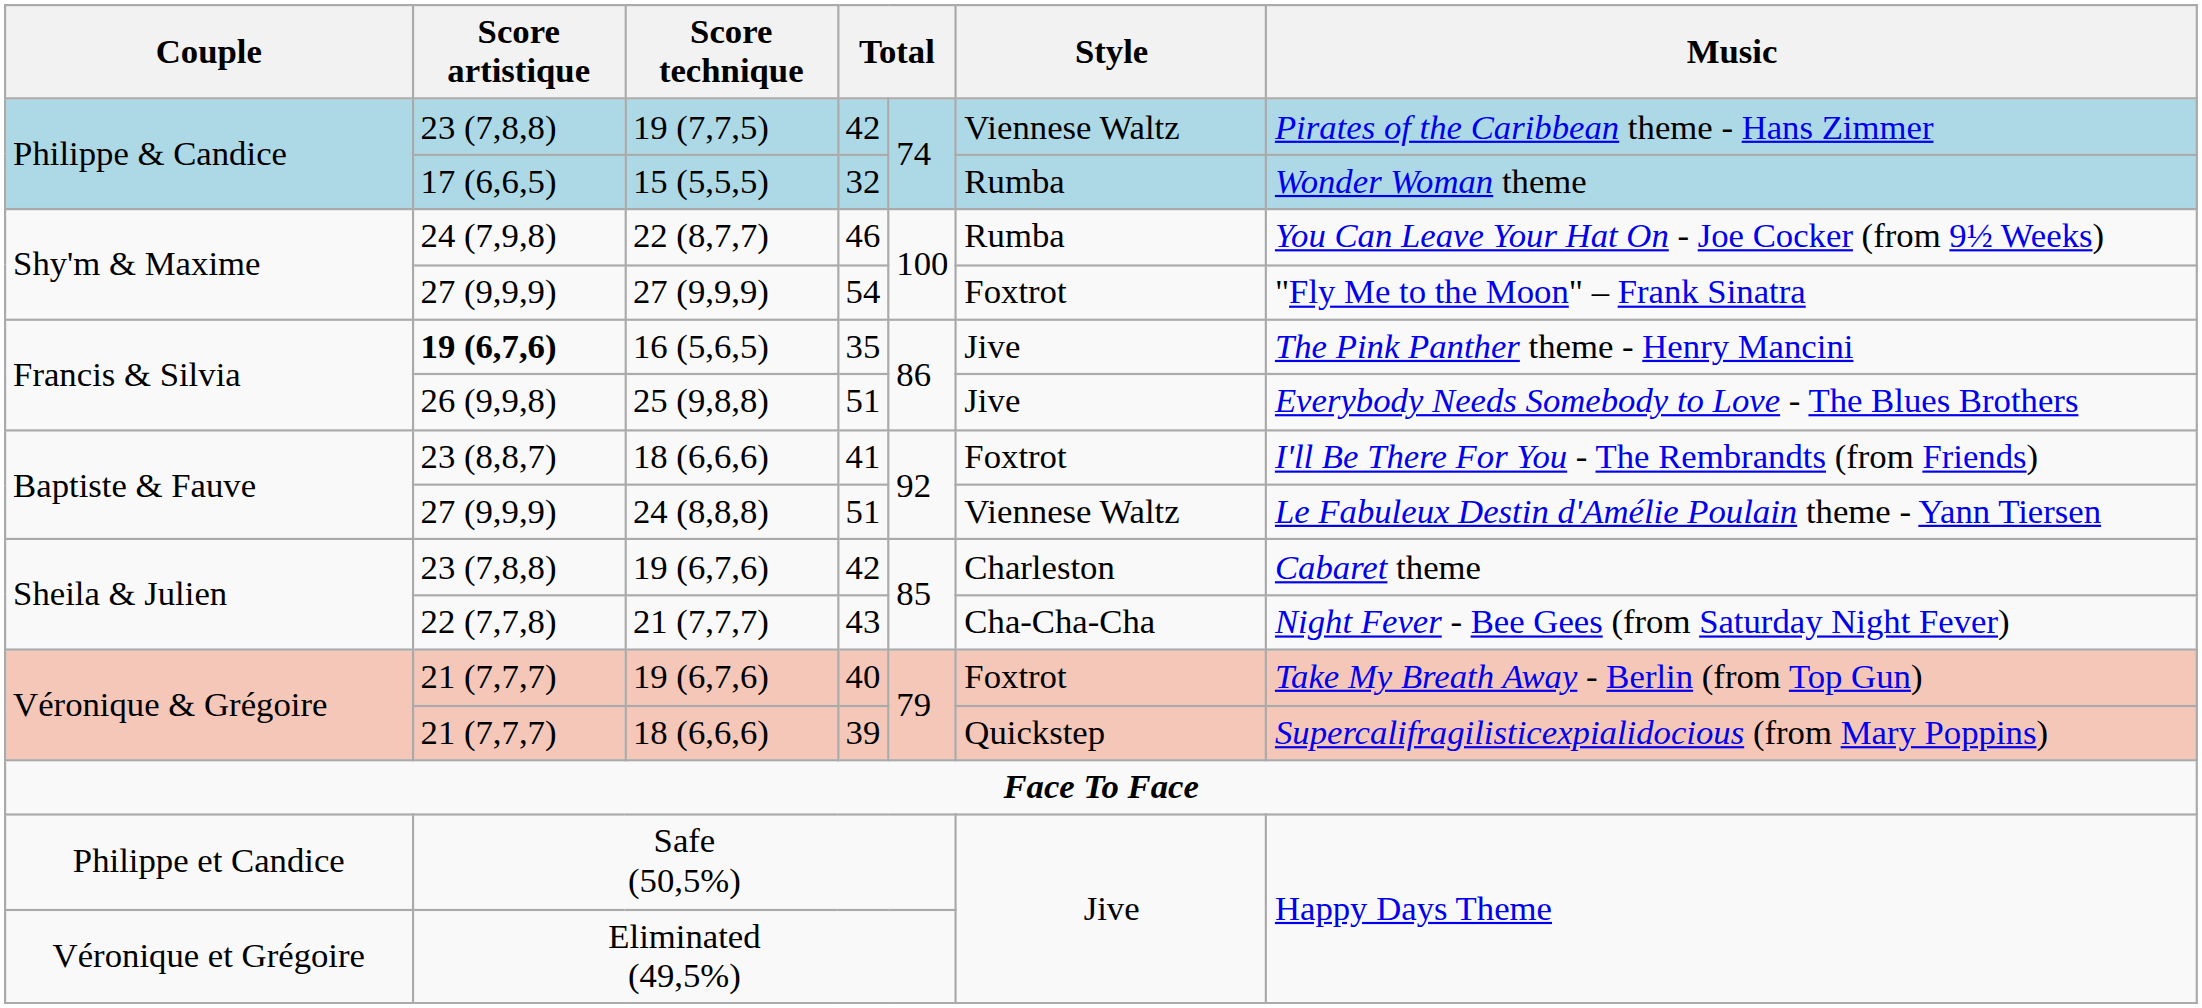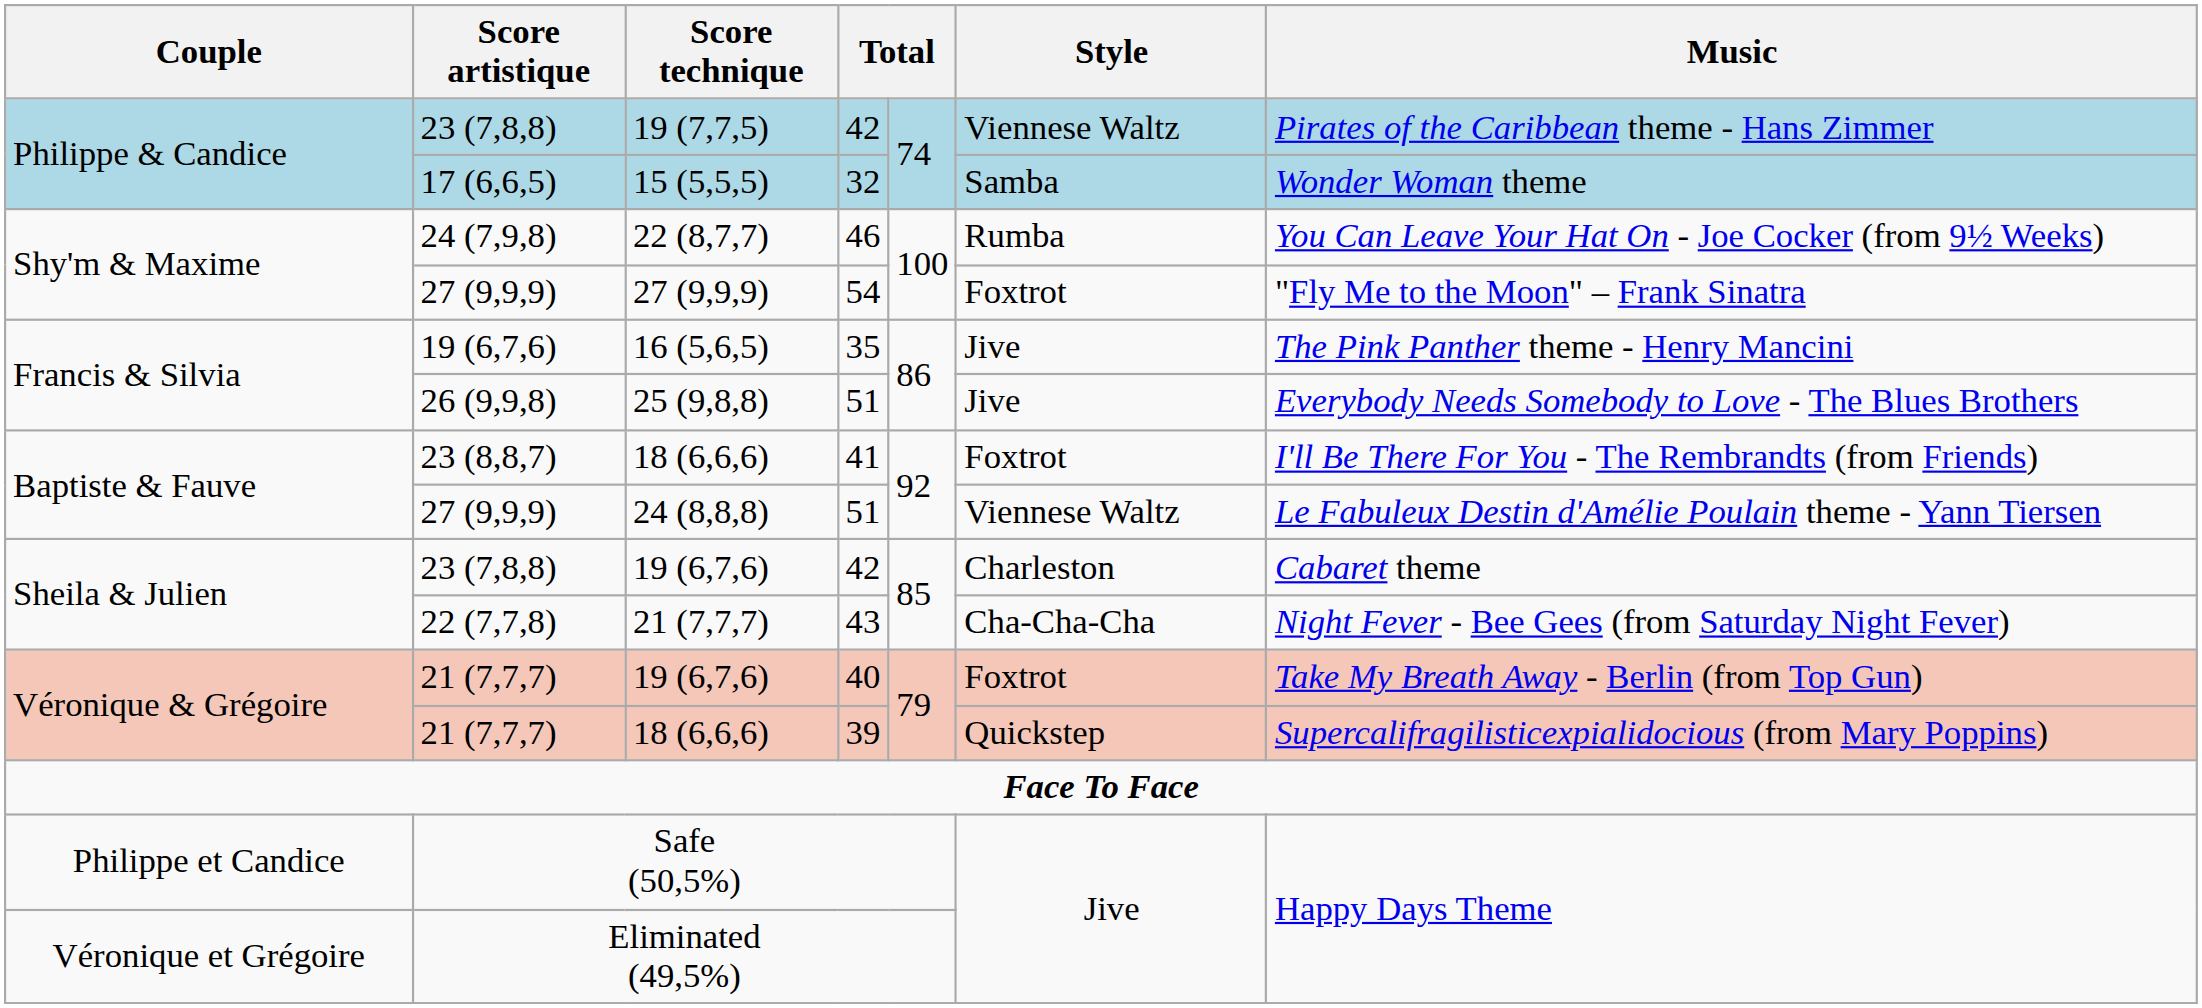(1015, 181) Rumba -> (1012, 181) Samba
(489, 346) bold -> (489, 346) normal
